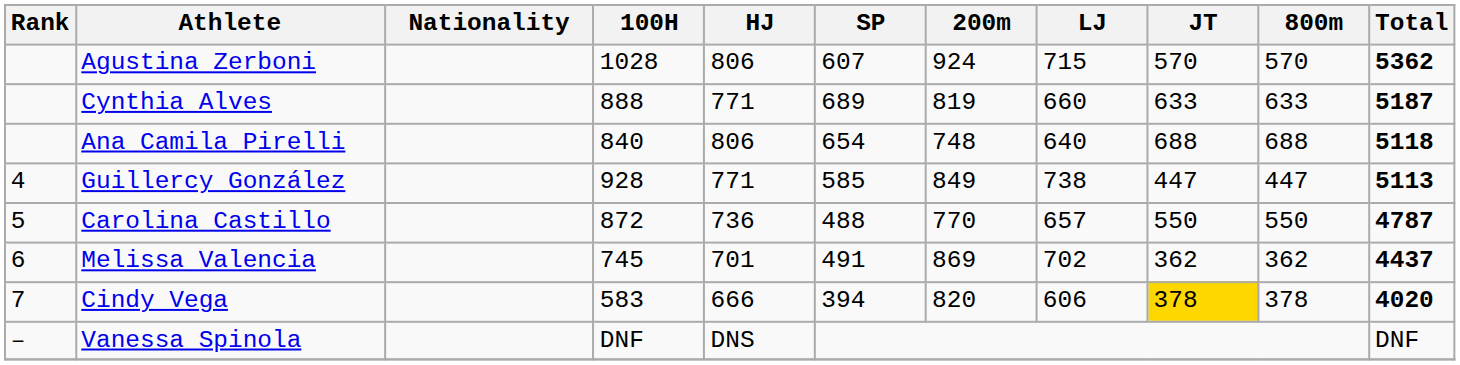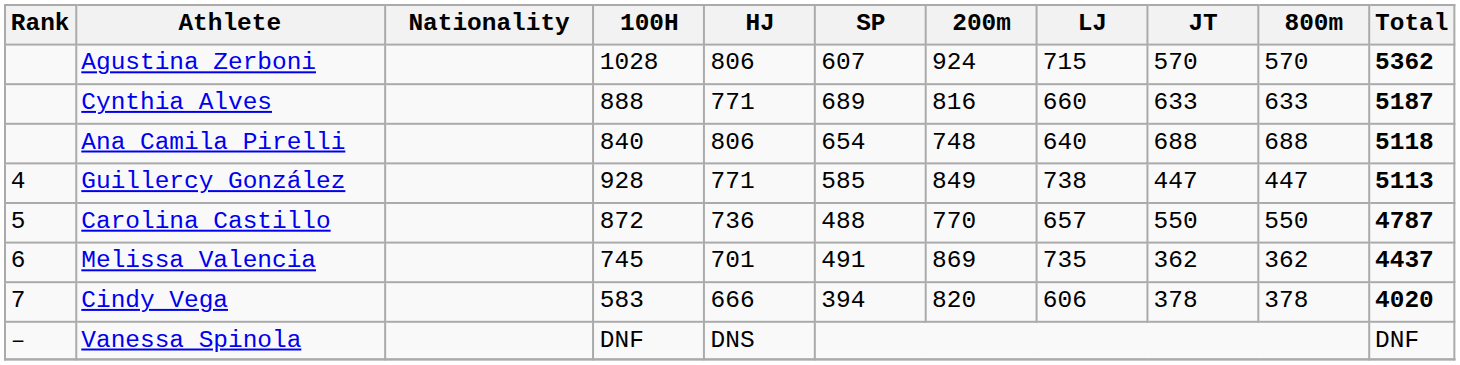(954, 104) 819 -> (954, 104) 816
(1065, 262) 702 -> (1065, 262) 735
(1176, 301) gold background -> (1176, 301) no background
